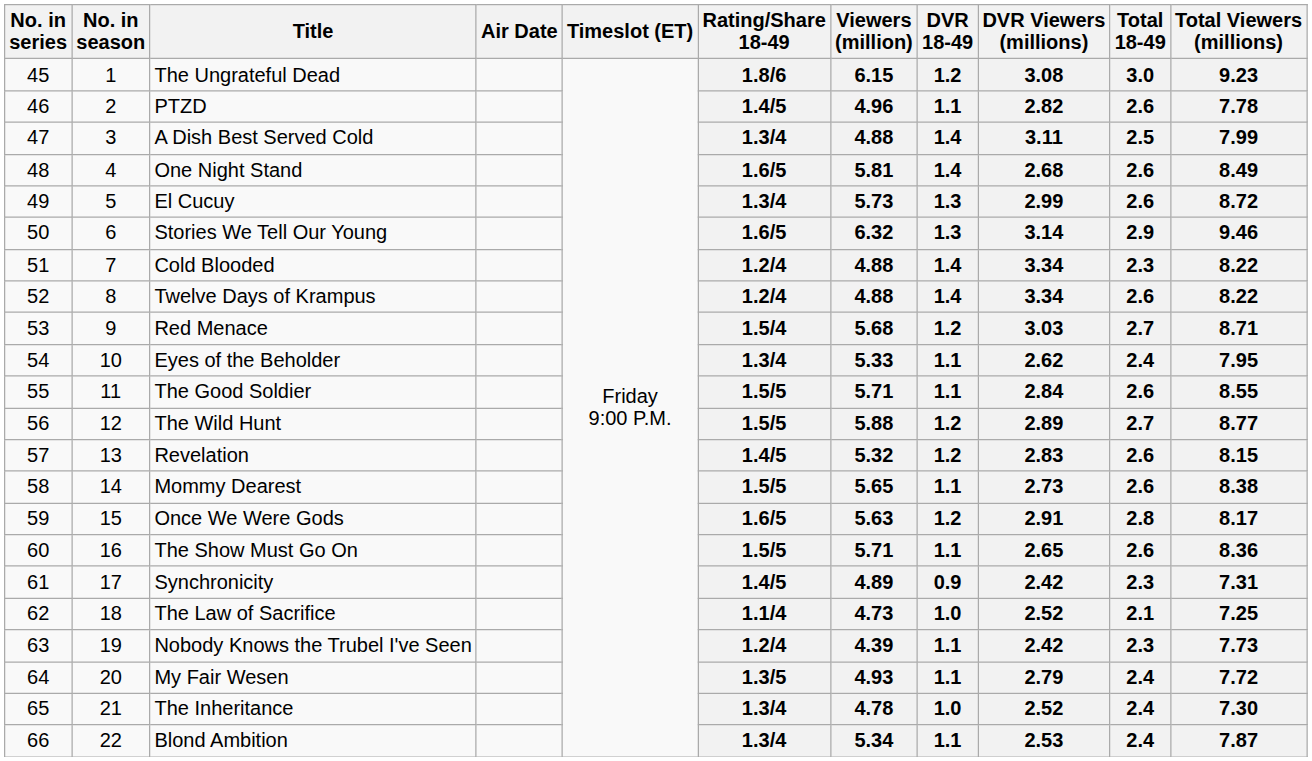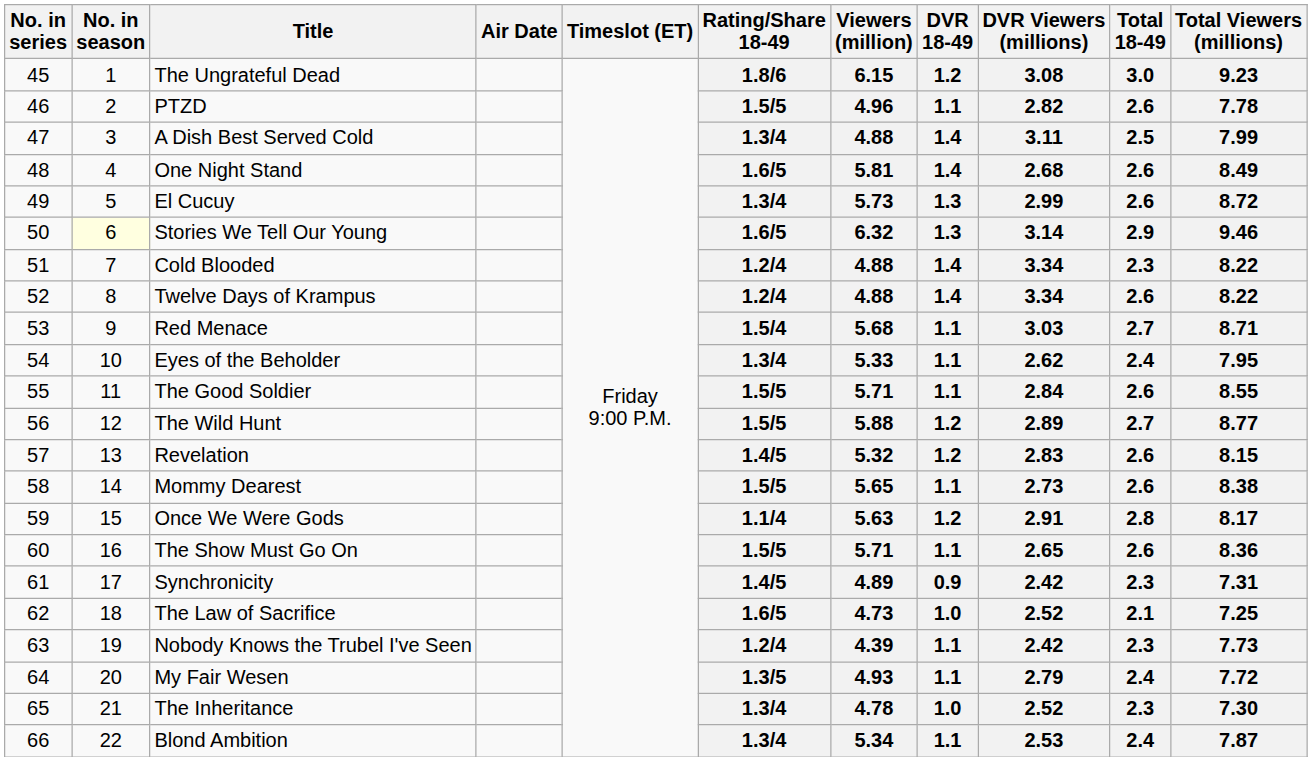(764, 106) 1.4/5 -> (764, 106) 1.5/5
(111, 233) no background -> (111, 233) lightyellow background
(948, 328) 1.2 -> (948, 328) 1.1
(764, 518) 1.6/5 -> (764, 518) 1.1/4
(764, 613) 1.1/4 -> (764, 613) 1.6/5
(1140, 708) 2.4 -> (1140, 708) 2.3
